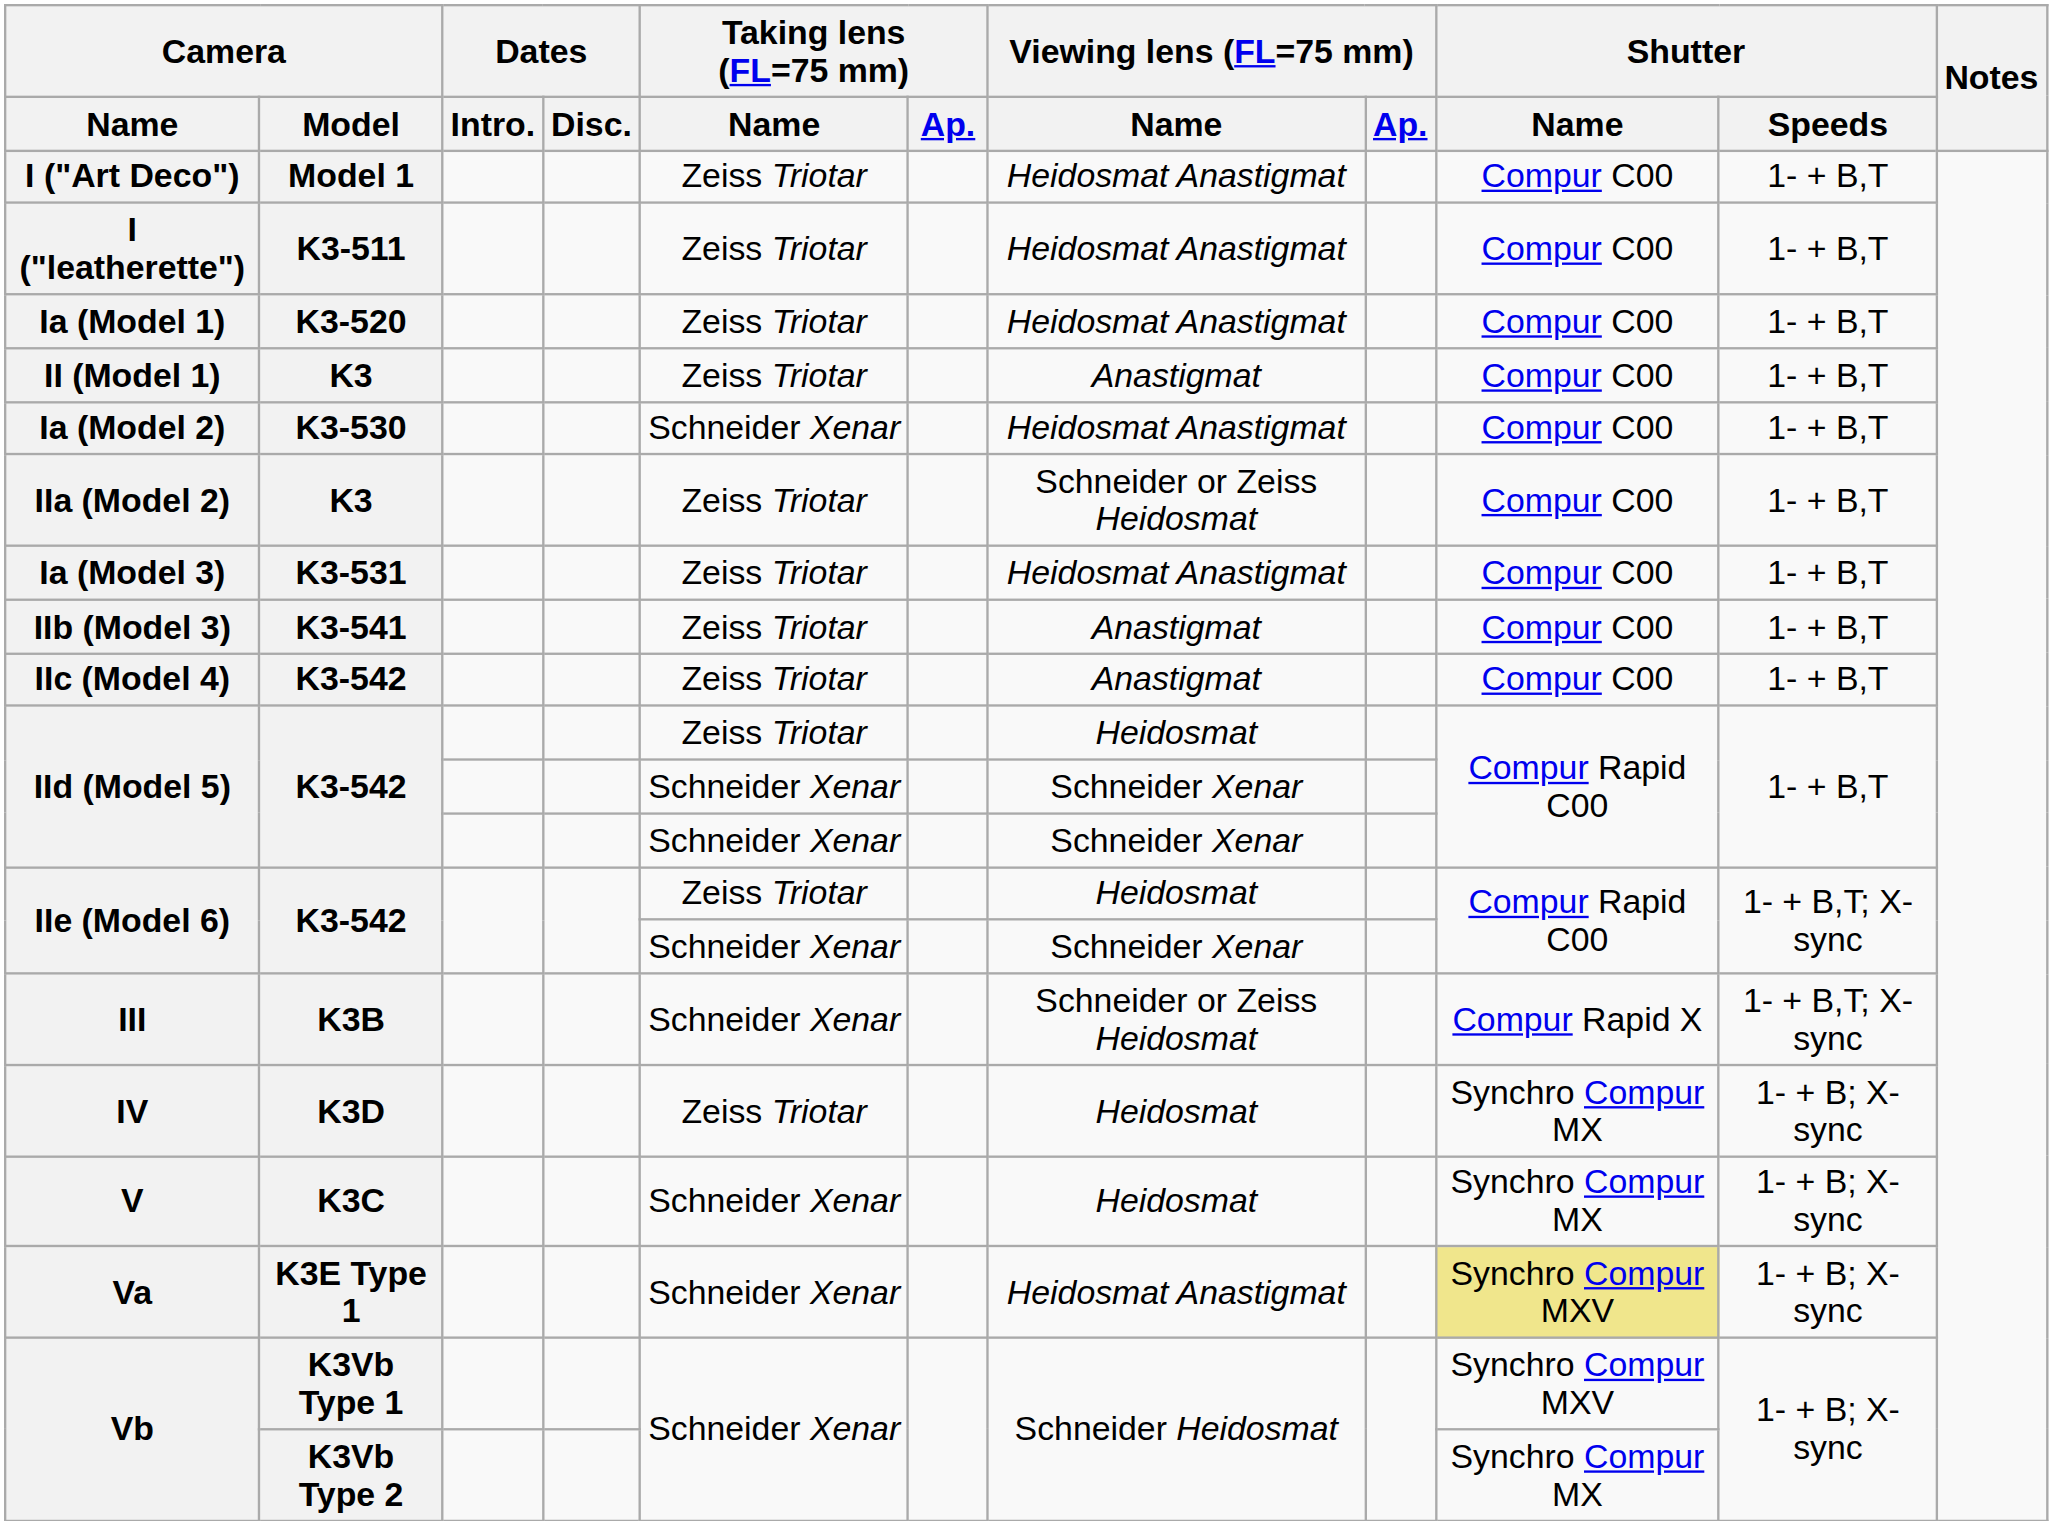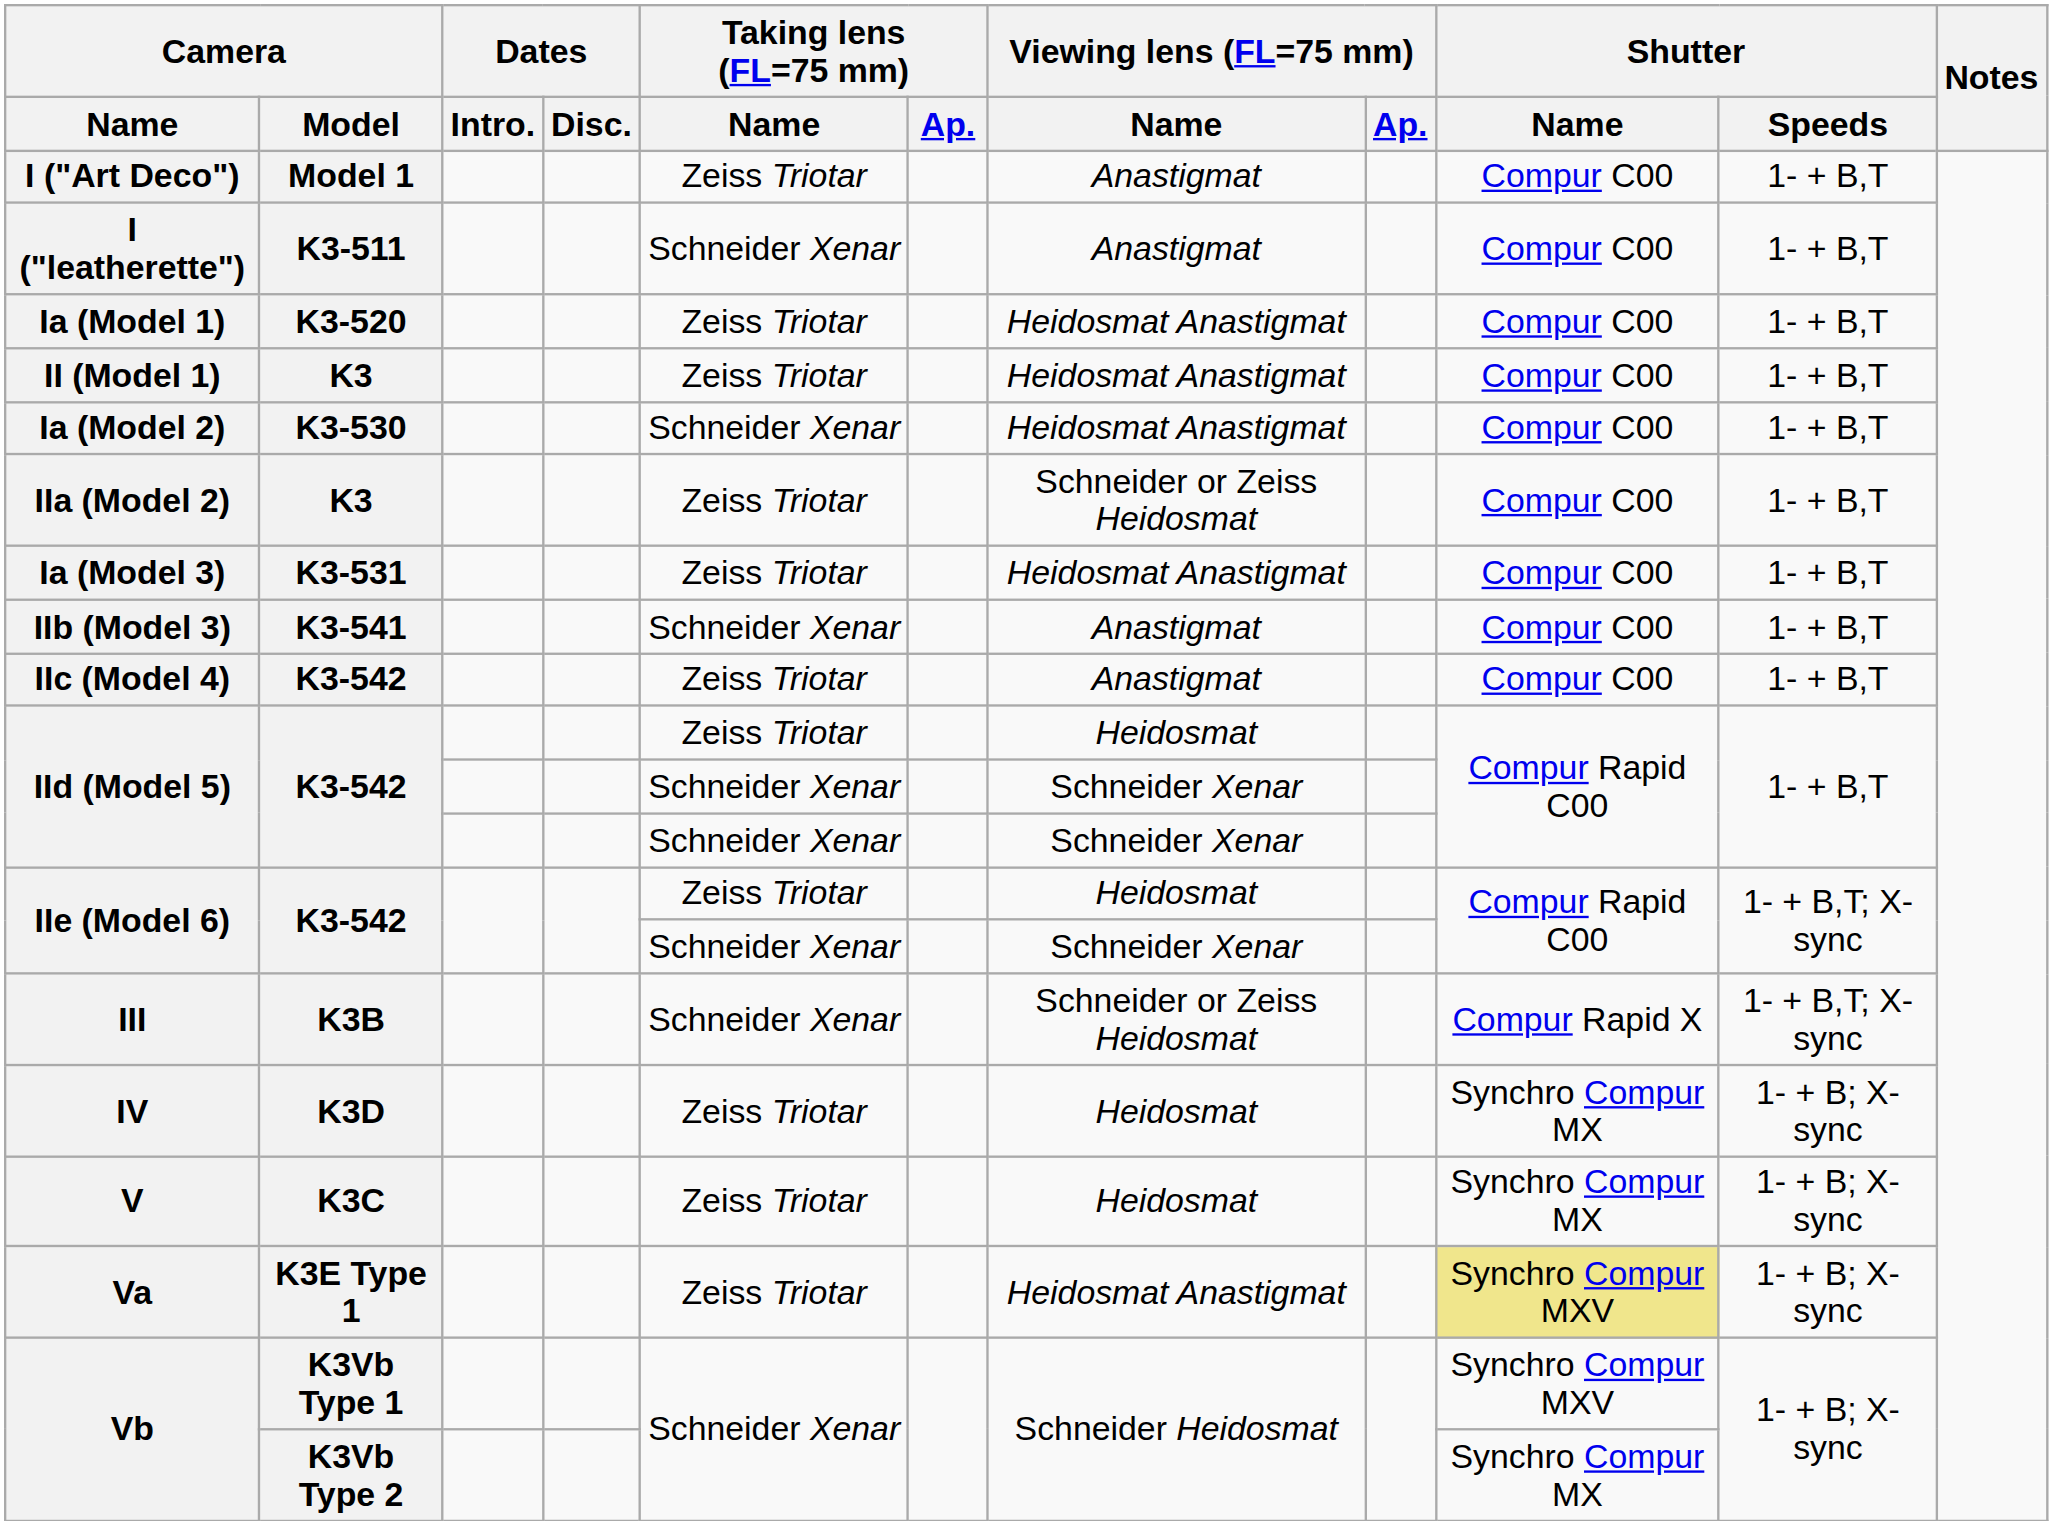(1176, 177) Heidosmat Anastigmat -> (1176, 177) Anastigmat
(774, 249) Zeiss Triotar -> (774, 249) Schneider Xenar
(1176, 249) Heidosmat Anastigmat -> (1176, 249) Anastigmat
(1176, 375) Anastigmat -> (1176, 375) Heidosmat Anastigmat
(774, 626) Zeiss Triotar -> (774, 626) Schneider Xenar
(774, 1201) Schneider Xenar -> (774, 1201) Zeiss Triotar
(774, 1292) Schneider Xenar -> (774, 1292) Zeiss Triotar
